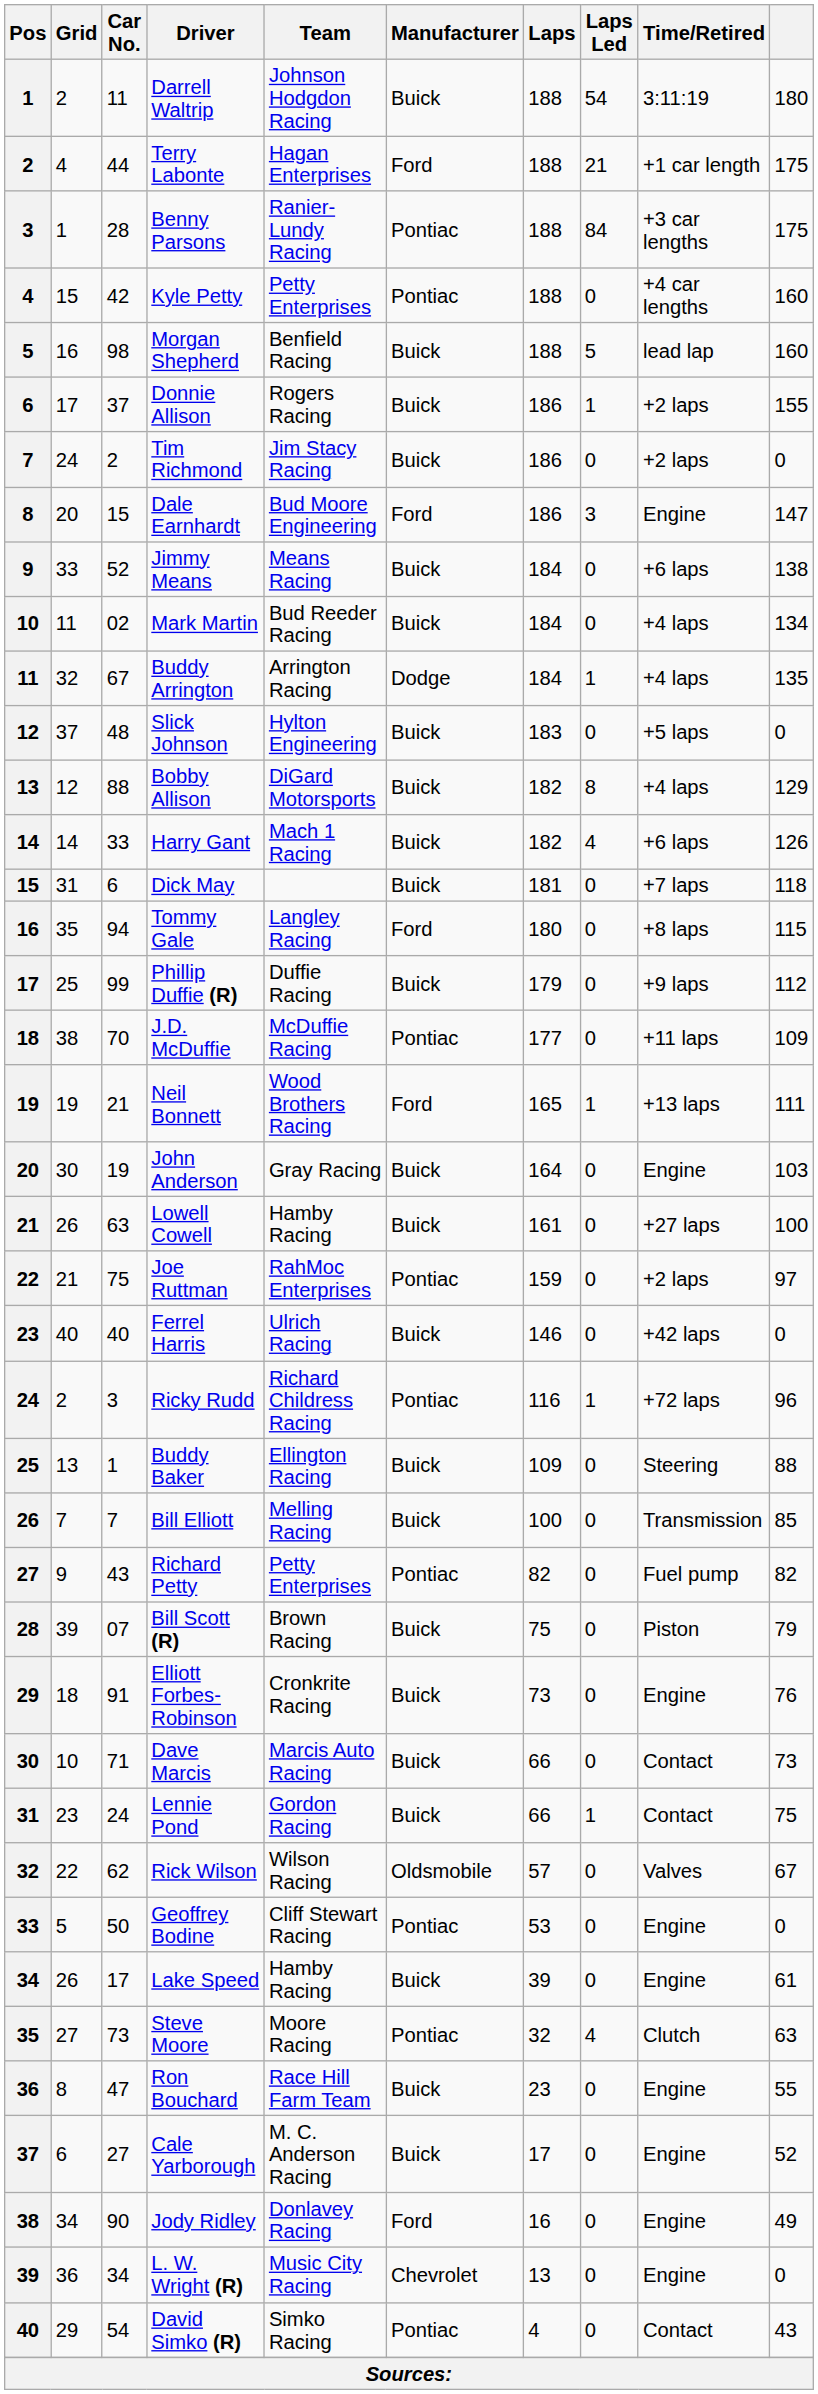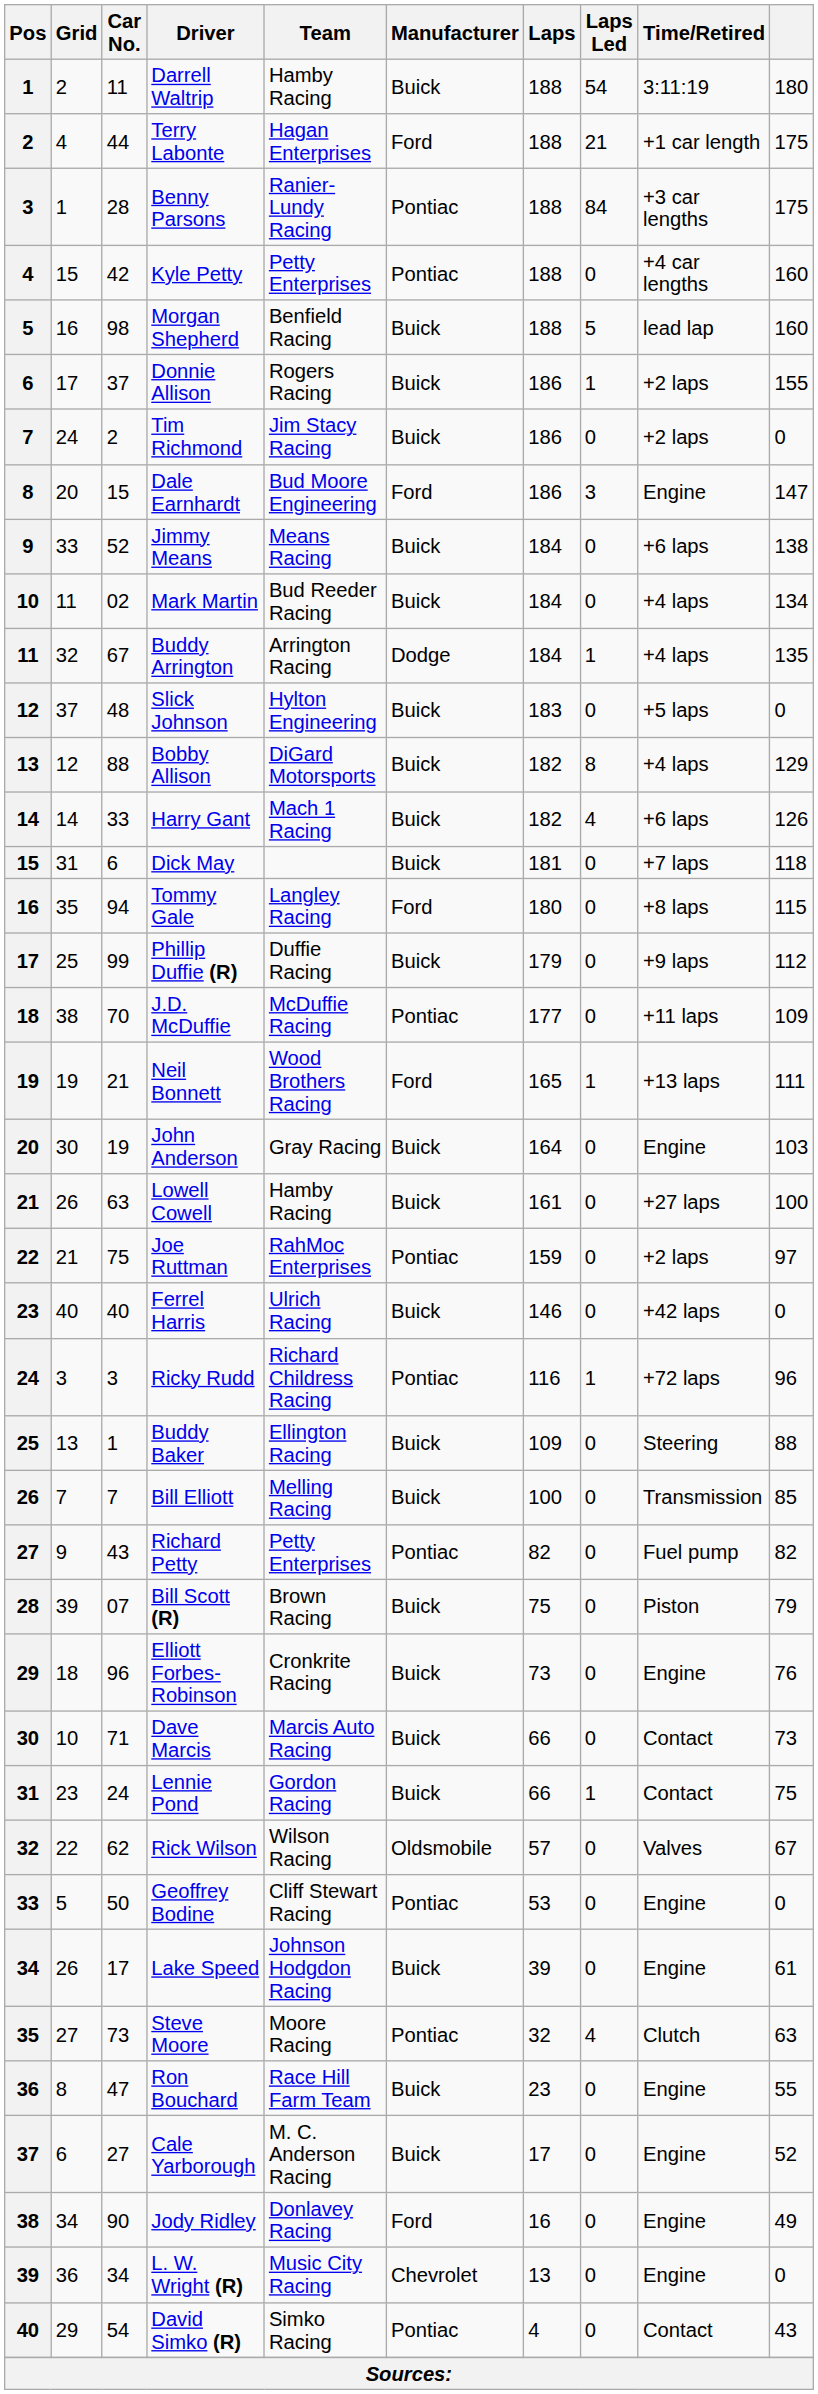(310, 98) Johnson Hodgdon Racing -> (301, 87) Hamby Racing
(61, 1399) 2 -> (61, 1377) 3
(118, 1695) 91 -> (118, 1672) 96
(301, 1979) Hamby Racing -> (310, 1968) Johnson Hodgdon Racing
